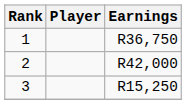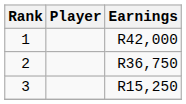(148, 40) R36,750 -> (148, 40) R42,000
(148, 64) R42,000 -> (148, 64) R36,750
